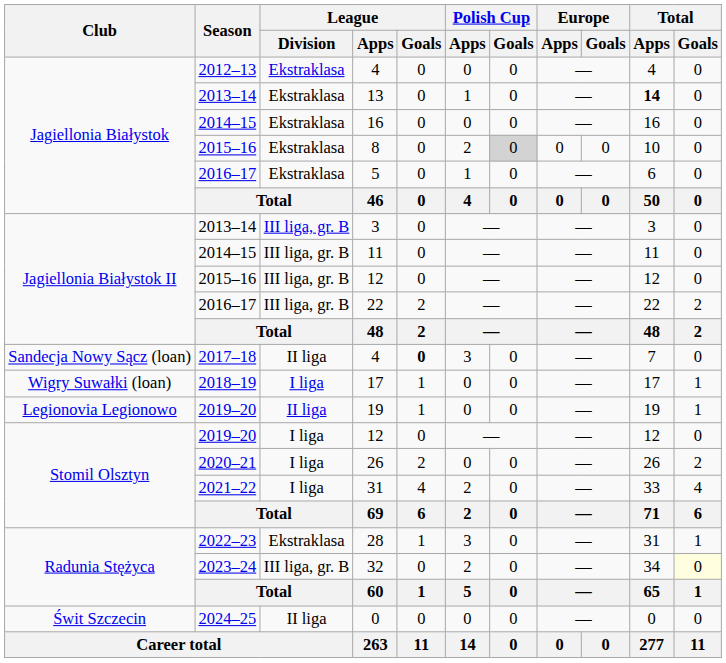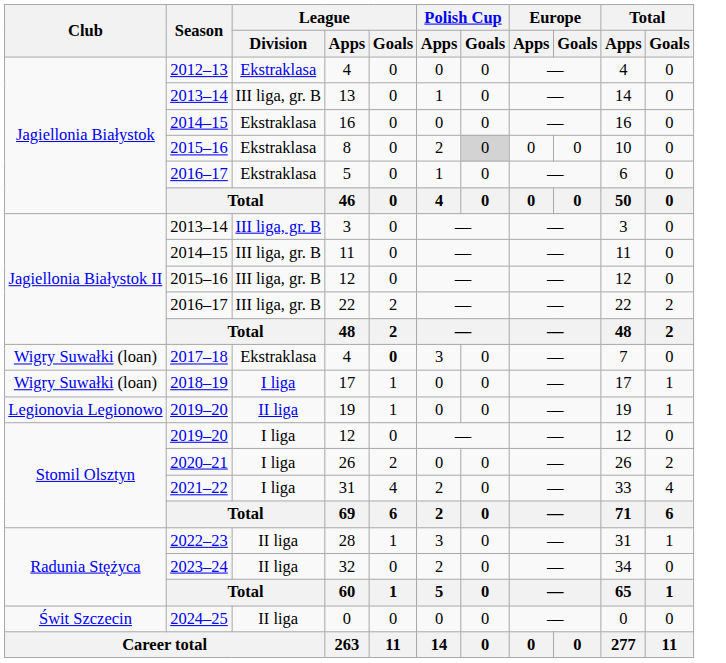(307, 95) Ekstraklasa -> (278, 95) III liga, gr. B
(652, 95) bold -> (623, 95) normal
(100, 357) Sandecja Nowy Sącz (loan) -> (85, 357) Wigry Suwałki (loan)
(307, 357) II liga -> (278, 357) Ekstraklasa
(307, 540) Ekstraklasa -> (278, 540) II liga
(307, 566) III liga, gr. B -> (278, 566) II liga
(698, 566) lightyellow background -> (669, 566) no background
